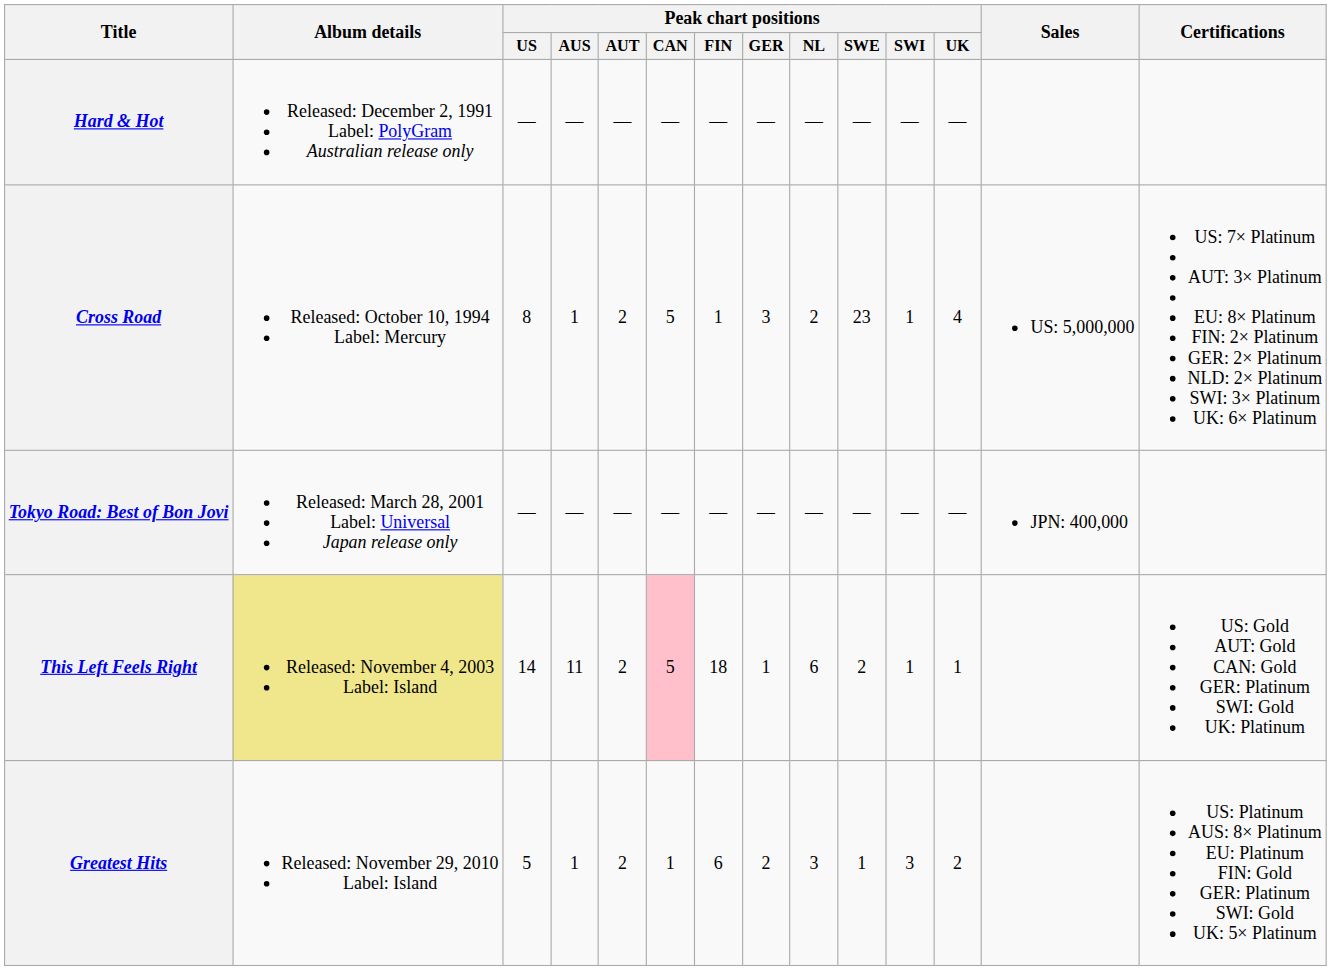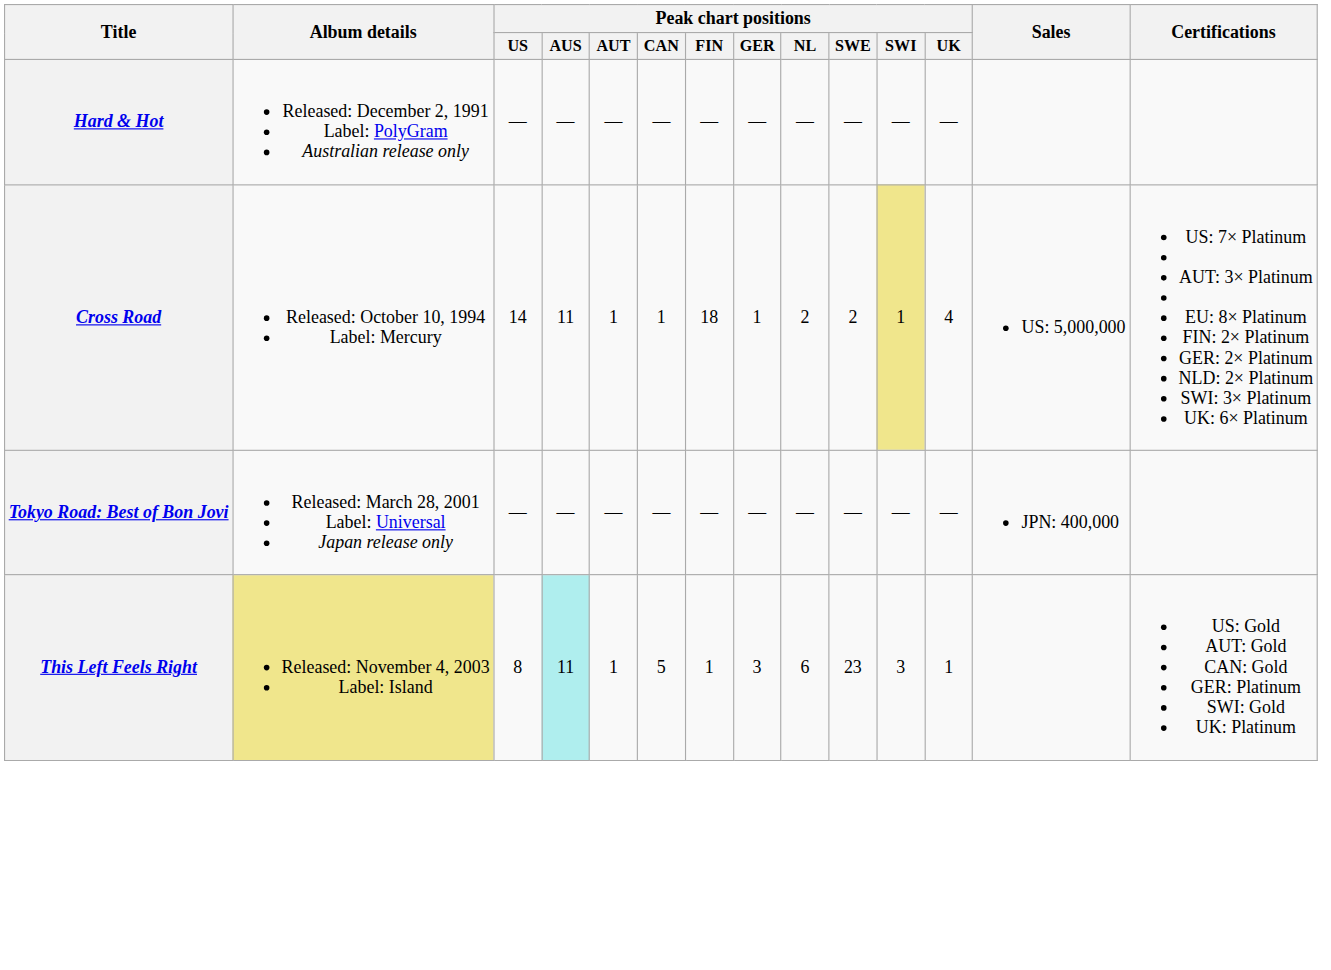(527, 317) 8 -> (518, 317) 14
(575, 317) 1 -> (566, 317) 11
(622, 317) 2 -> (613, 317) 1
(670, 317) 5 -> (661, 317) 1
(718, 317) 1 -> (709, 317) 18
(766, 317) 3 -> (757, 317) 1
(862, 317) 23 -> (853, 317) 2
(910, 317) no background -> (901, 317) khaki background
(527, 667) 14 -> (518, 667) 8
(575, 667) no background -> (566, 667) paleturquoise background
(622, 667) 2 -> (613, 667) 1
(670, 667) pink background -> (661, 667) no background
(718, 667) 18 -> (709, 667) 1
(766, 667) 1 -> (757, 667) 3
(862, 667) 2 -> (853, 667) 23
(910, 667) 1 -> (901, 667) 3
- row: (119, 862)
